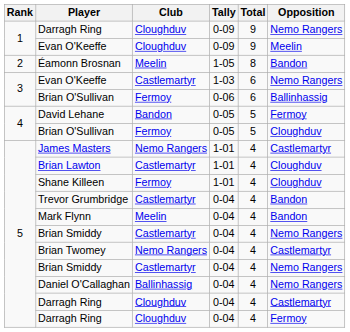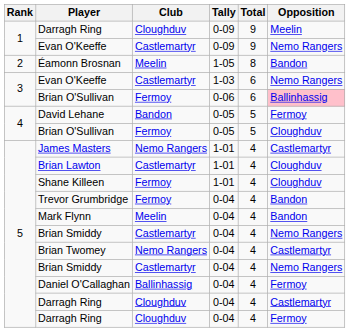(306, 30) Nemo Rangers -> (286, 30) Meelin
(161, 47) Cloughduv -> (165, 47) Castlemartyr
(286, 47) Meelin -> (306, 47) Nemo Rangers
(299, 98) no background -> (299, 98) pink background
(165, 200) Castlemartyr -> (153, 200) Fermoy
(306, 285) Nemo Rangers -> (288, 285) Fermoy
